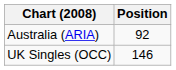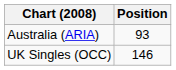(142, 34) 92 -> (142, 34) 93
